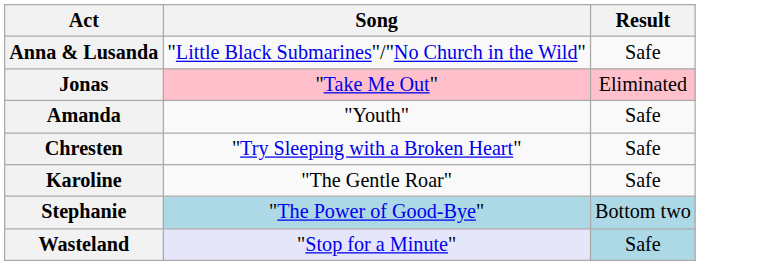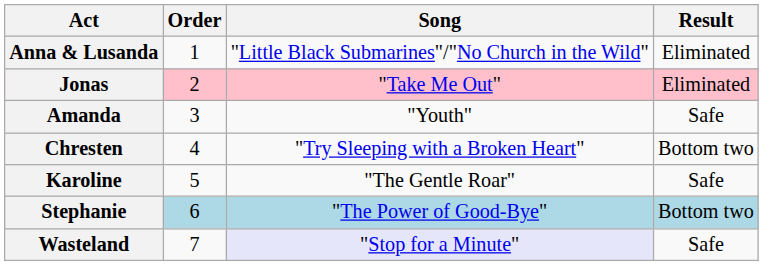+ column: (194, 20)
(643, 52) Safe -> (706, 52) Eliminated
(643, 148) Safe -> (706, 148) Bottom two
(643, 244) lightblue background -> (706, 244) no background
